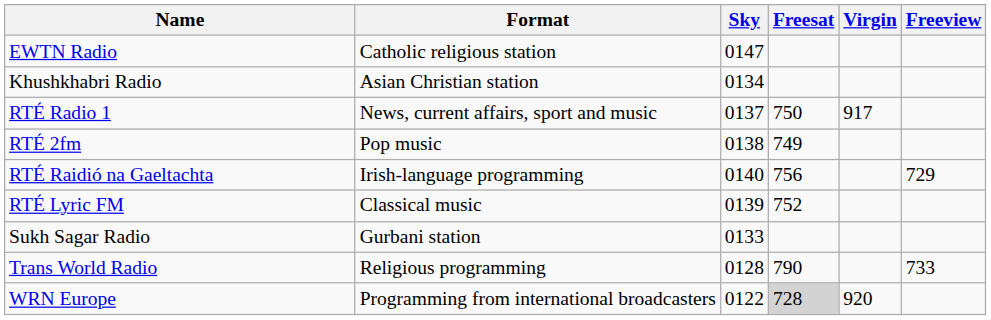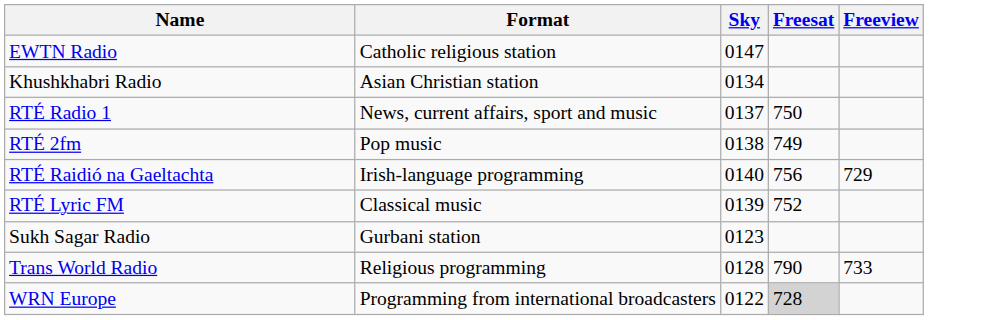- column: (870, 19)
(744, 236) 0133 -> (744, 236) 0123
